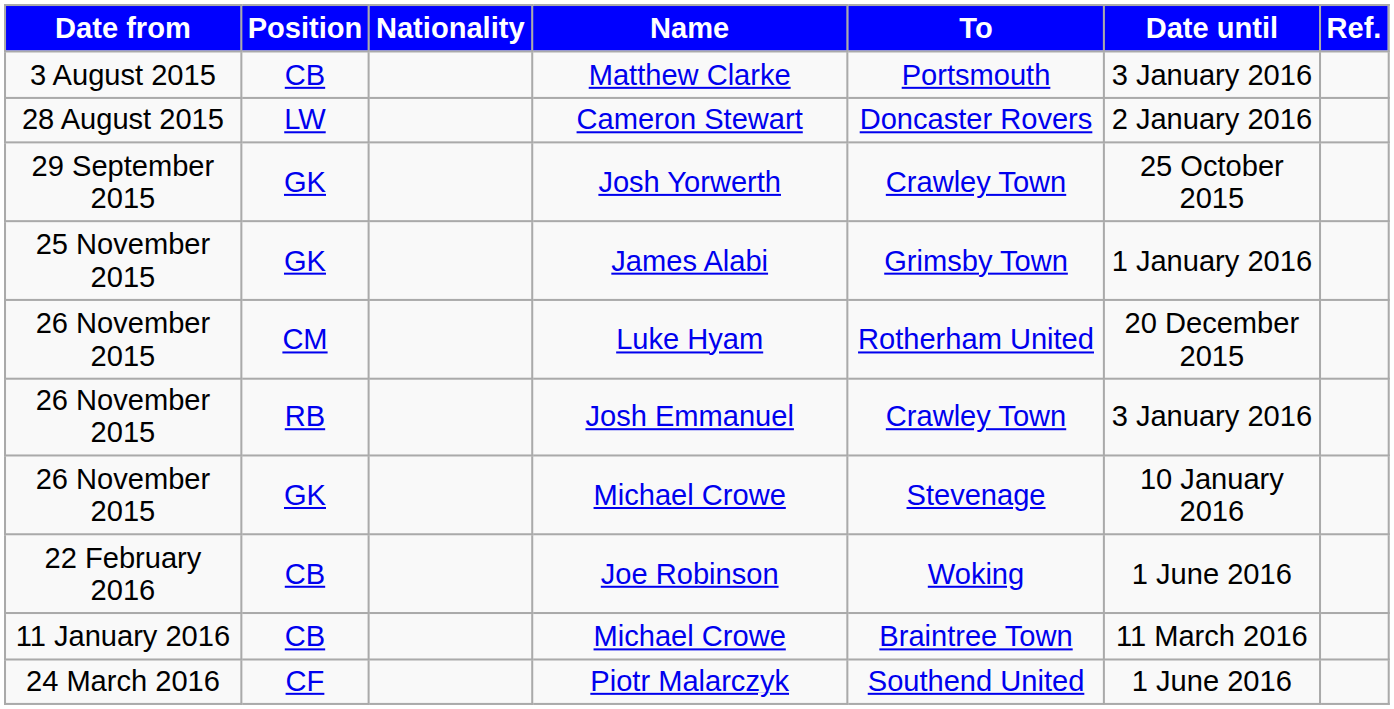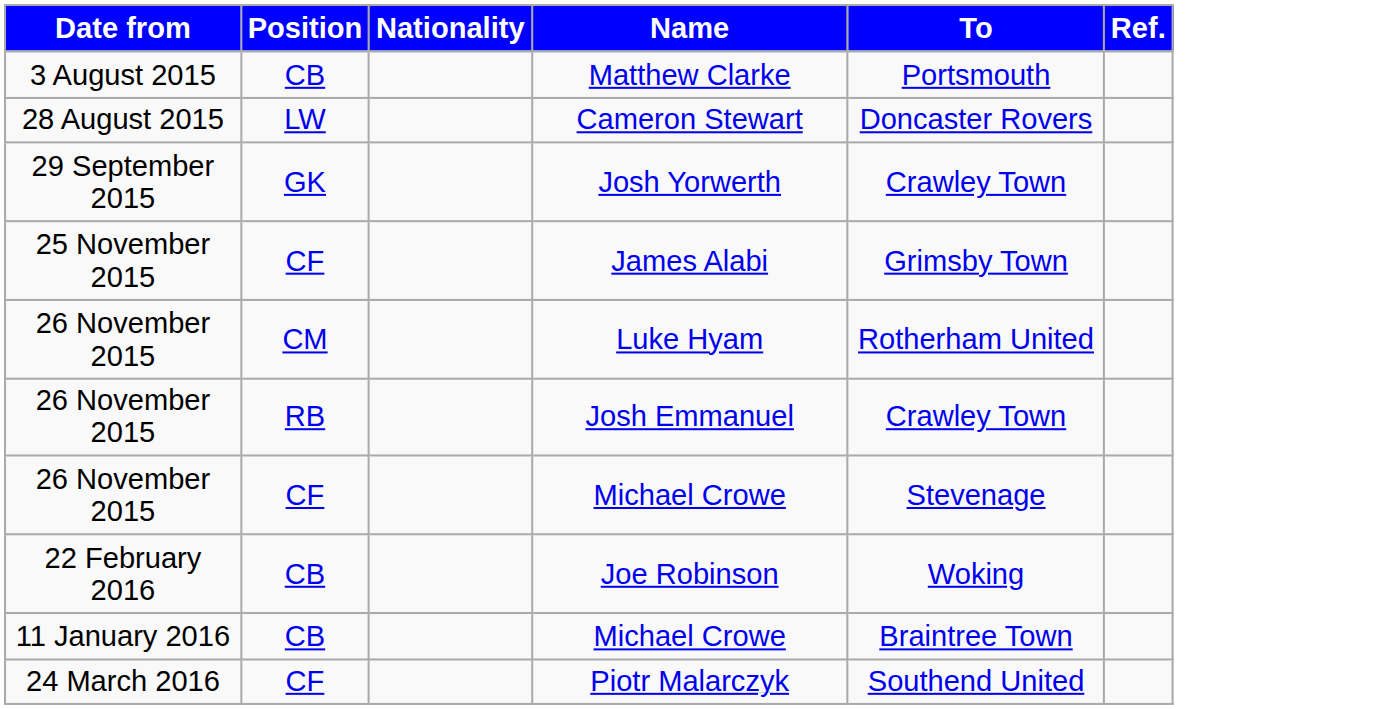- column: (1212, 28)
(305, 261) GK -> (305, 261) CF
(305, 496) GK -> (305, 496) CF
